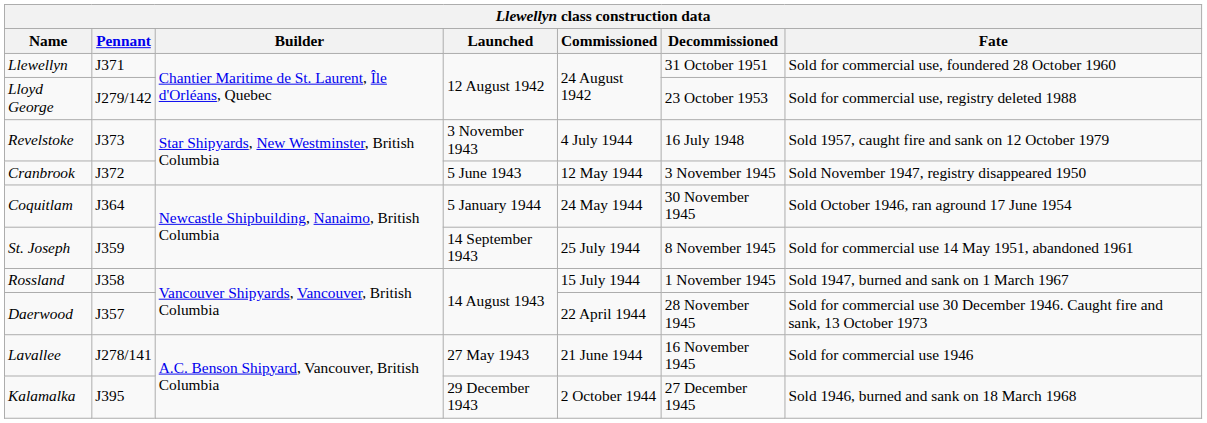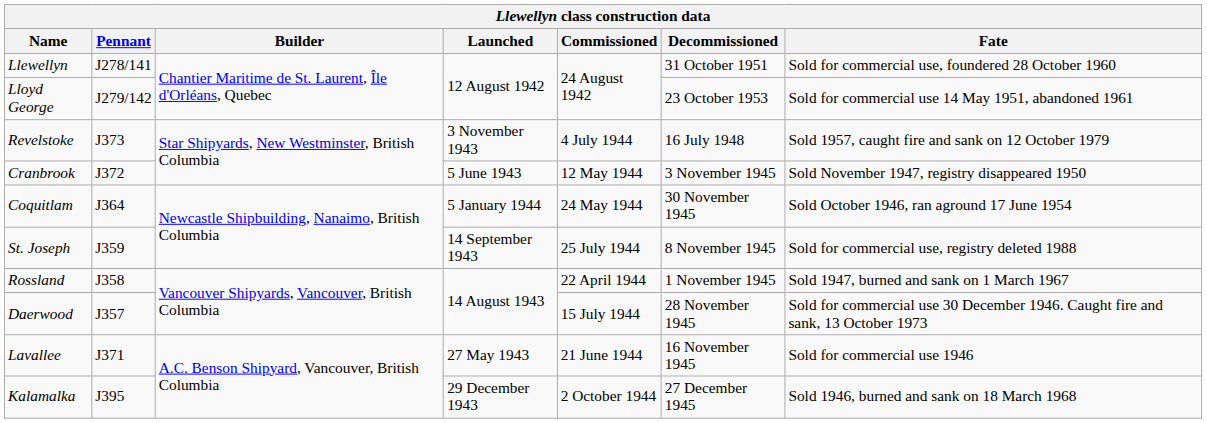(110, 65) J371 -> (123, 65) J278/141
(932, 98) Sold for commercial use, registry deleted 1988 -> (961, 98) Sold for commercial use 14 May 1951, abandoned 1961
(961, 247) Sold for commercial use 14 May 1951, abandoned 1961 -> (932, 247) Sold for commercial use, registry deleted 1988
(600, 280) 15 July 1944 -> (603, 280) 22 April 1944
(603, 313) 22 April 1944 -> (600, 313) 15 July 1944
(123, 355) J278/141 -> (110, 355) J371
